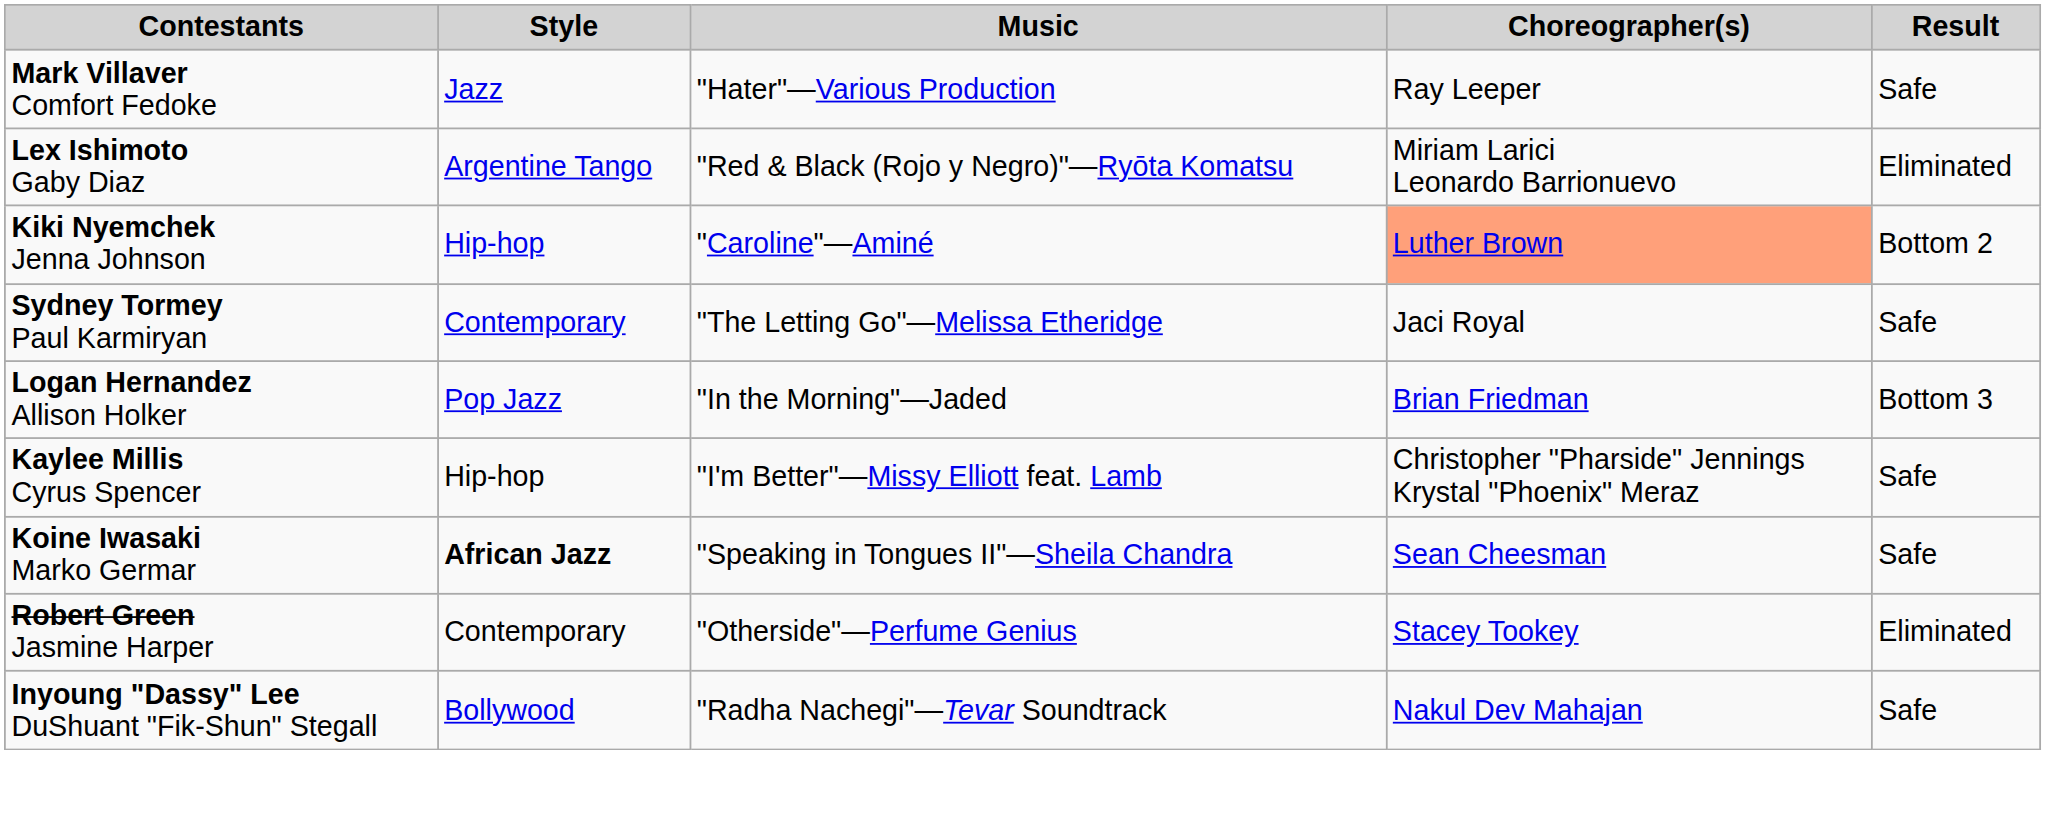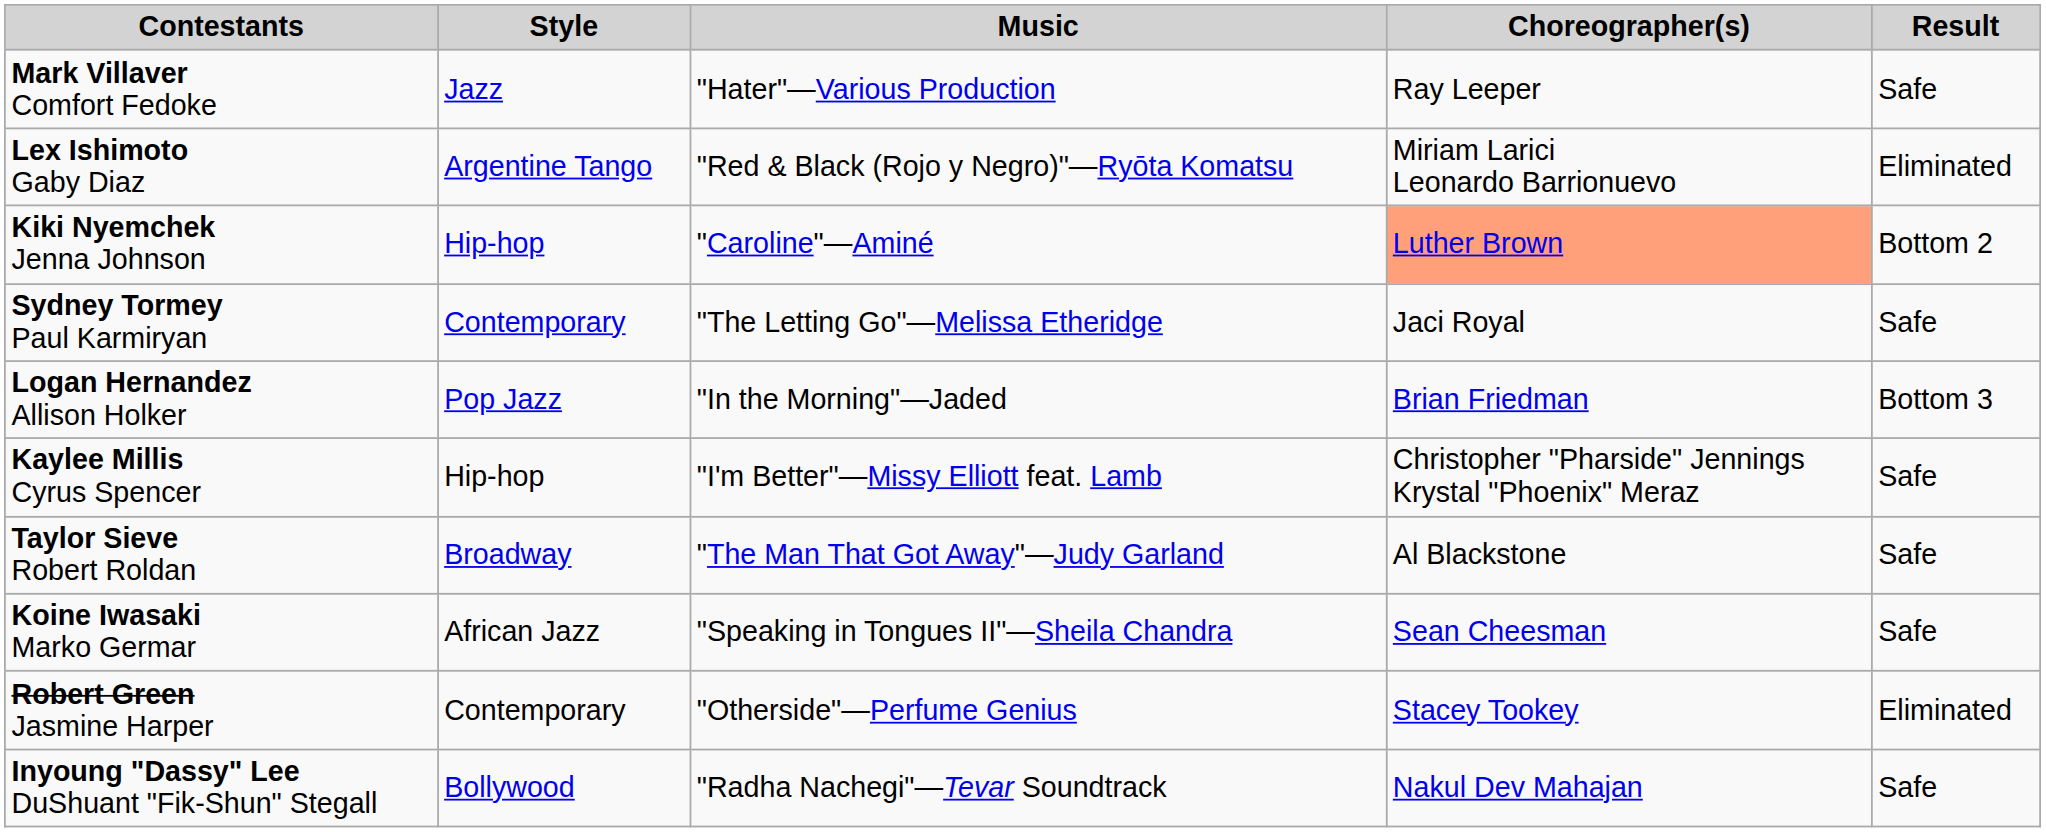+ row: (104, 554)
(528, 554) bold -> (522, 632) normal
